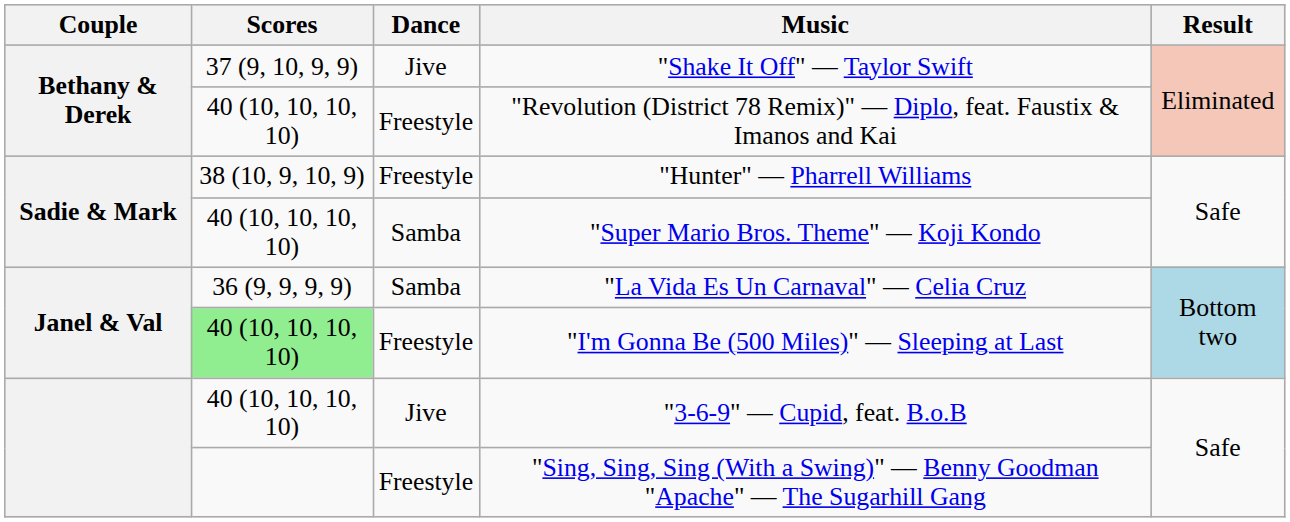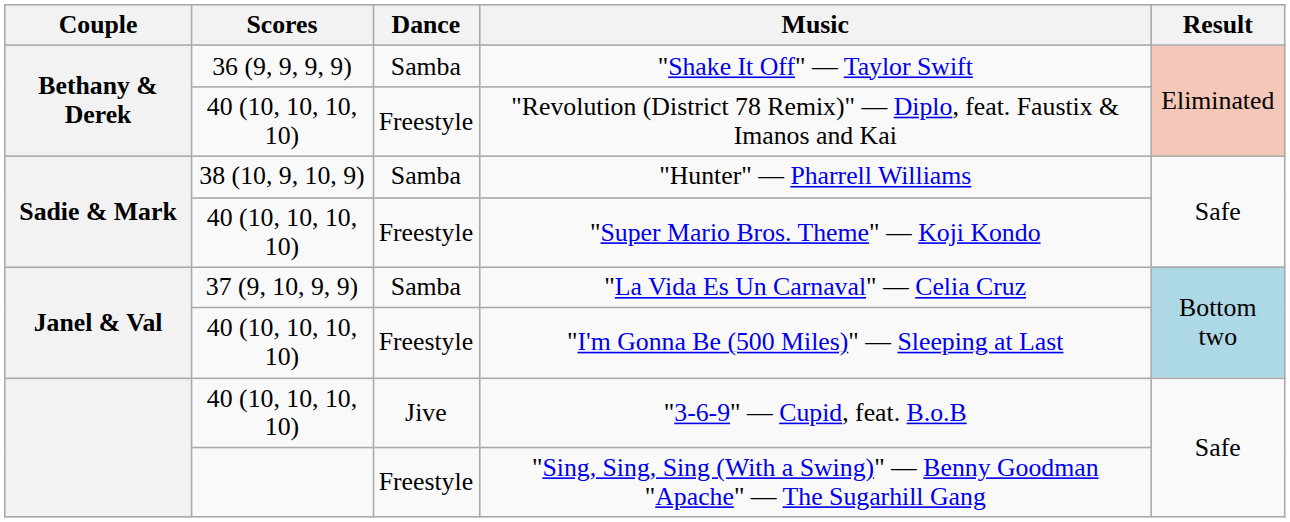(282, 65) 37 (9, 10, 9, 9) -> (282, 65) 36 (9, 9, 9, 9)
(426, 65) Jive -> (426, 65) Samba
(426, 176) Freestyle -> (426, 176) Samba
(426, 231) Samba -> (426, 231) Freestyle
(282, 287) 36 (9, 9, 9, 9) -> (282, 287) 37 (9, 10, 9, 9)
(282, 342) lightgreen background -> (282, 342) no background
